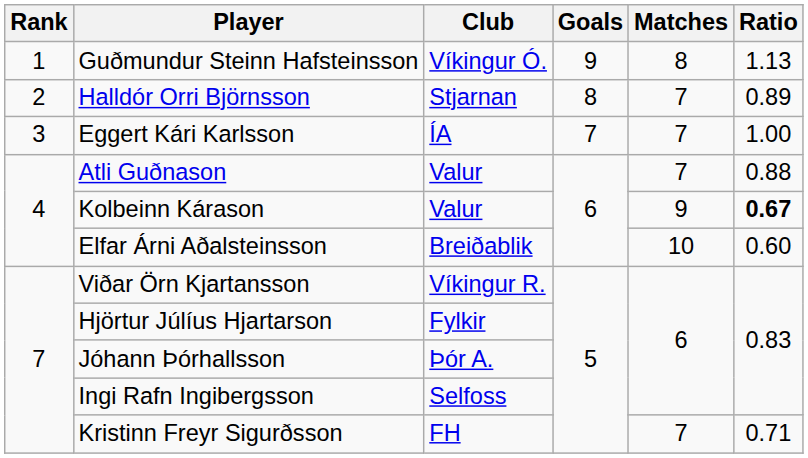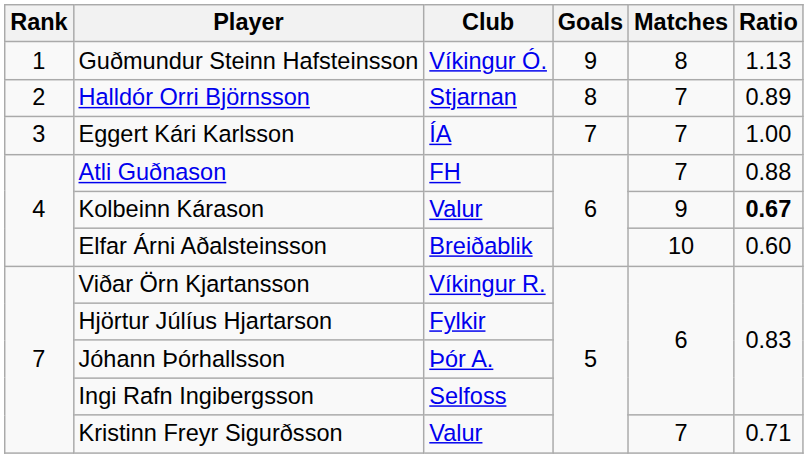(456, 172) Valur -> (445, 172) FH
(445, 433) FH -> (456, 433) Valur
